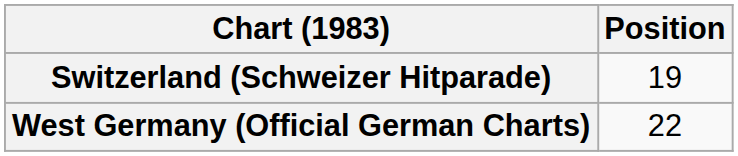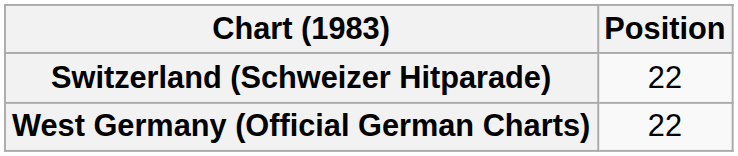(665, 77) 19 -> (665, 77) 22
